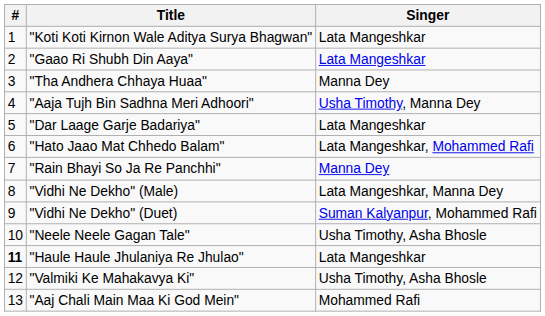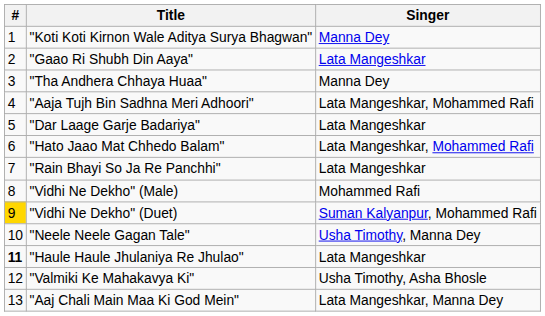(372, 37) Lata Mangeshkar -> (354, 37) Manna Dey
(400, 103) Usha Timothy, Manna Dey -> (426, 103) Lata Mangeshkar, Mohammed Rafi
(354, 169) Manna Dey -> (372, 169) Lata Mangeshkar
(411, 191) Lata Mangeshkar, Manna Dey -> (369, 191) Mohammed Rafi
(12, 213) no background -> (12, 213) gold background
(403, 235) Usha Timothy, Asha Bhosle -> (400, 235) Usha Timothy, Manna Dey
(369, 300) Mohammed Rafi -> (411, 300) Lata Mangeshkar, Manna Dey
